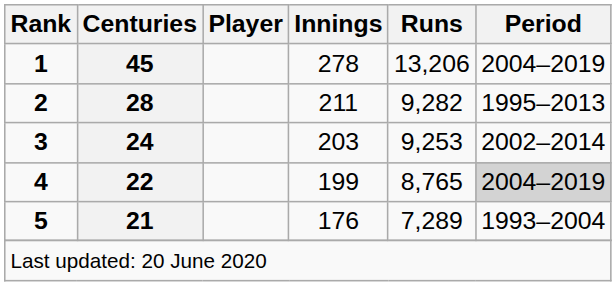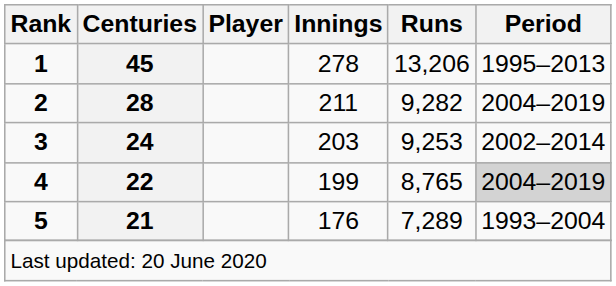(543, 63) 2004–2019 -> (543, 63) 1995–2013
(543, 102) 1995–2013 -> (543, 102) 2004–2019
